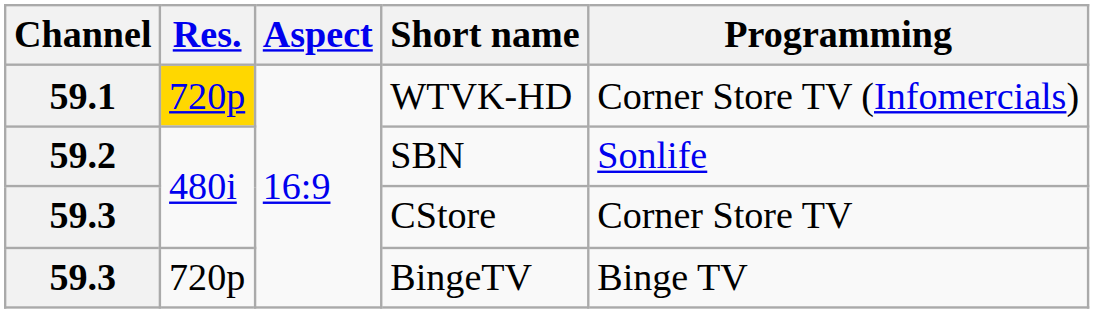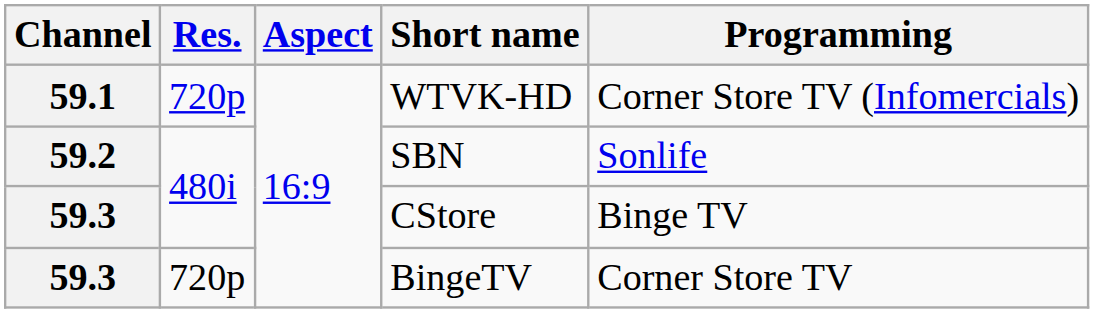(207, 95) gold background -> (207, 95) no background
(725, 215) Corner Store TV -> (673, 215) Binge TV
(673, 276) Binge TV -> (725, 276) Corner Store TV
